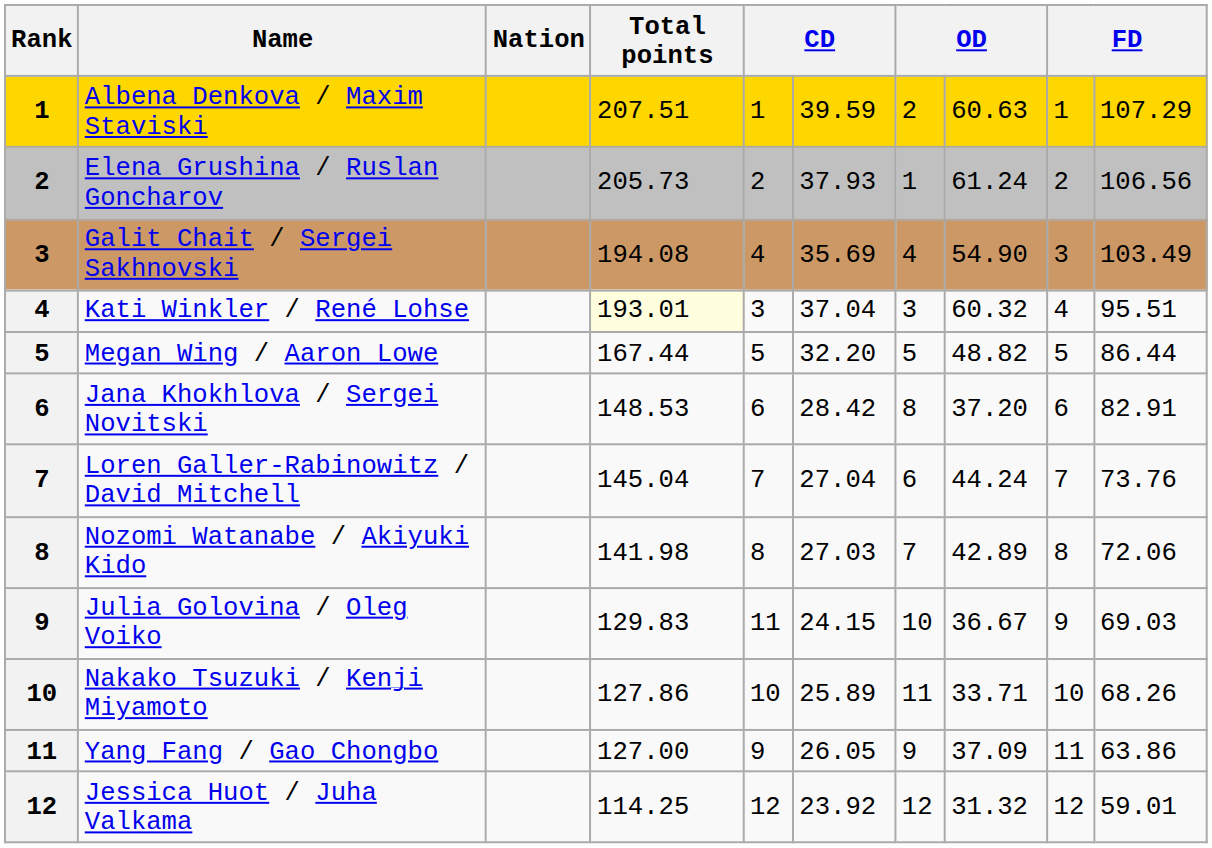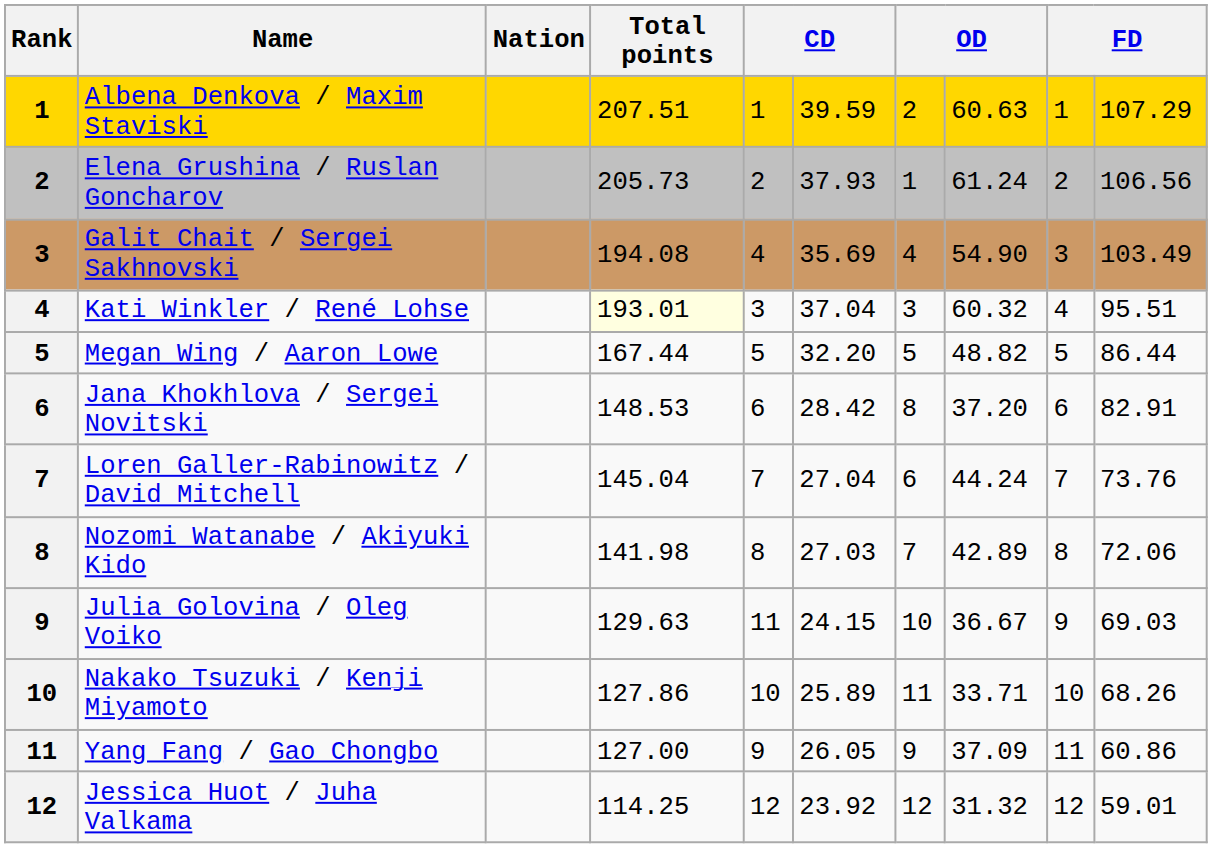(643, 623) 129.83 -> (643, 623) 129.63
(1138, 751) 63.86 -> (1138, 751) 60.86
